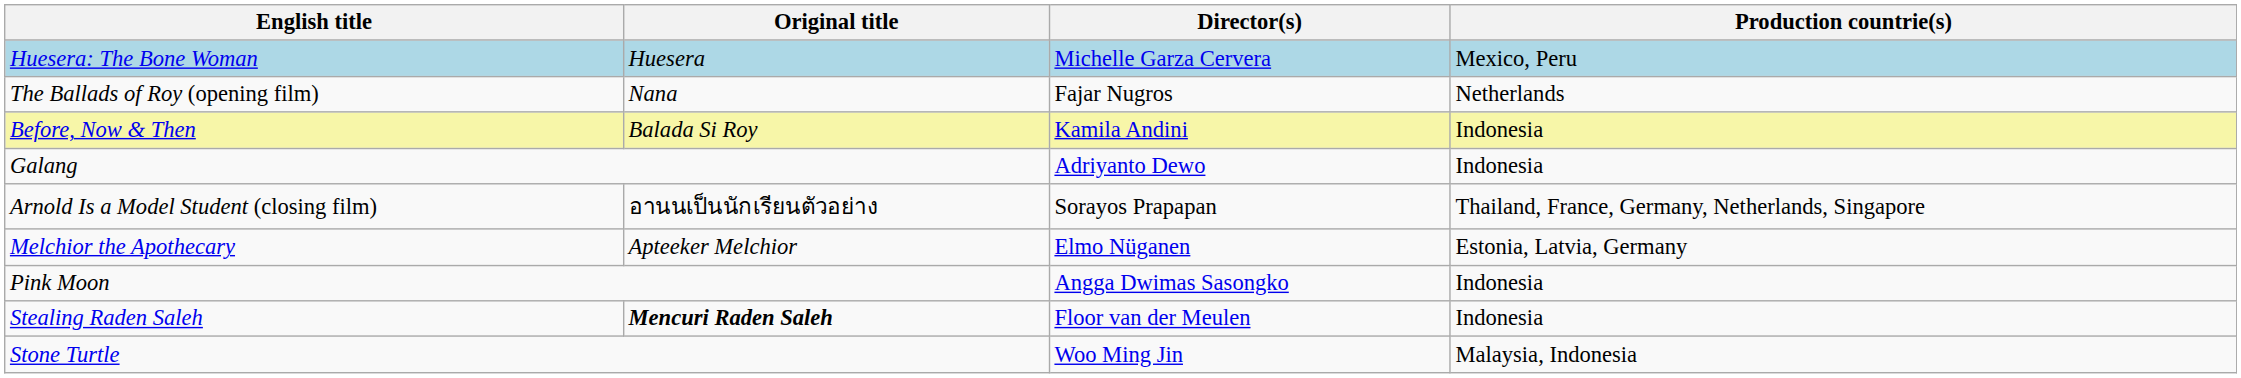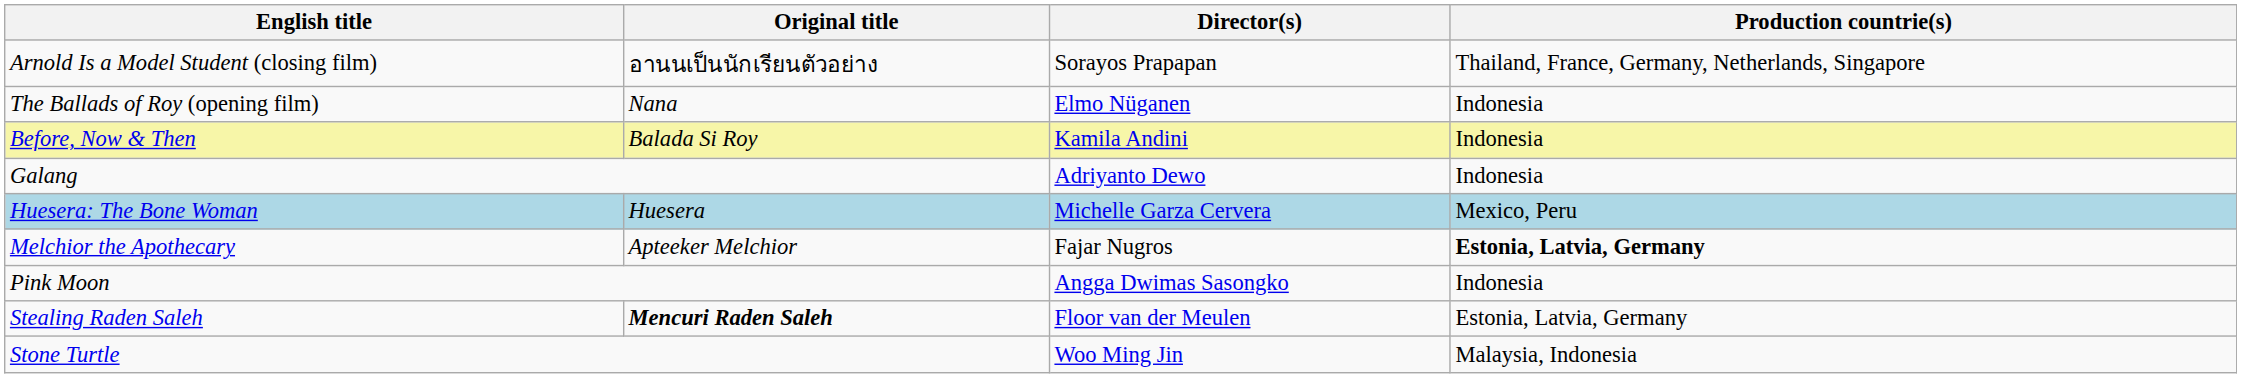rows swapped: (194, 206) <-> (134, 58)
(1114, 93) Fajar Nugros -> (1122, 103) Elmo Nüganen
(1510, 93) Netherlands -> (1499, 103) Indonesia
(1122, 246) Elmo Nüganen -> (1114, 246) Fajar Nugros
(1571, 246) normal -> (1580, 246) bold
(1499, 318) Indonesia -> (1571, 318) Estonia, Latvia, Germany
